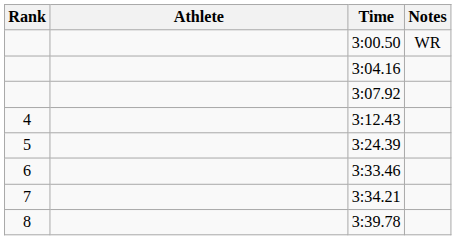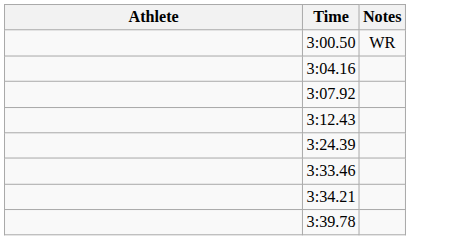- column: (27, 17)
